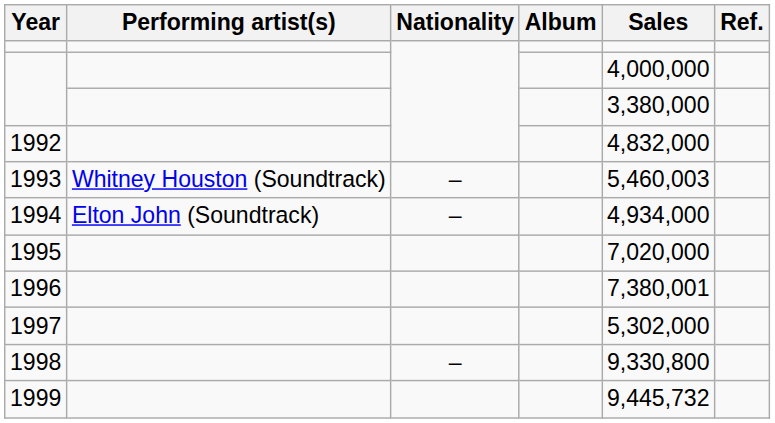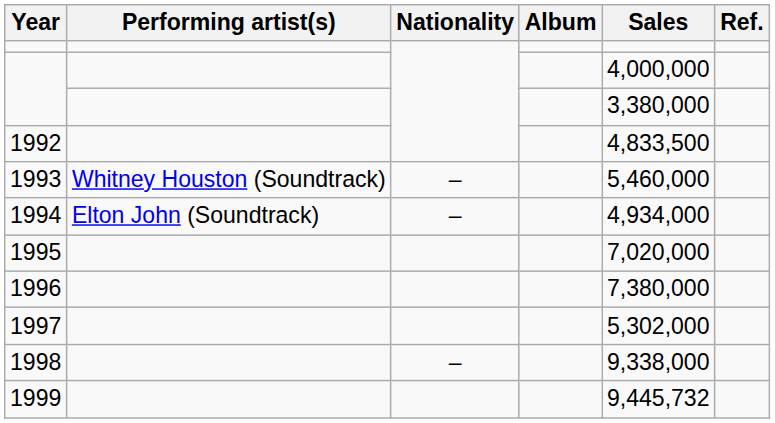(658, 143) 4,832,000 -> (658, 143) 4,833,500
(658, 179) 5,460,003 -> (658, 179) 5,460,000
(658, 289) 7,380,001 -> (658, 289) 7,380,000
(658, 362) 9,330,800 -> (658, 362) 9,338,000
